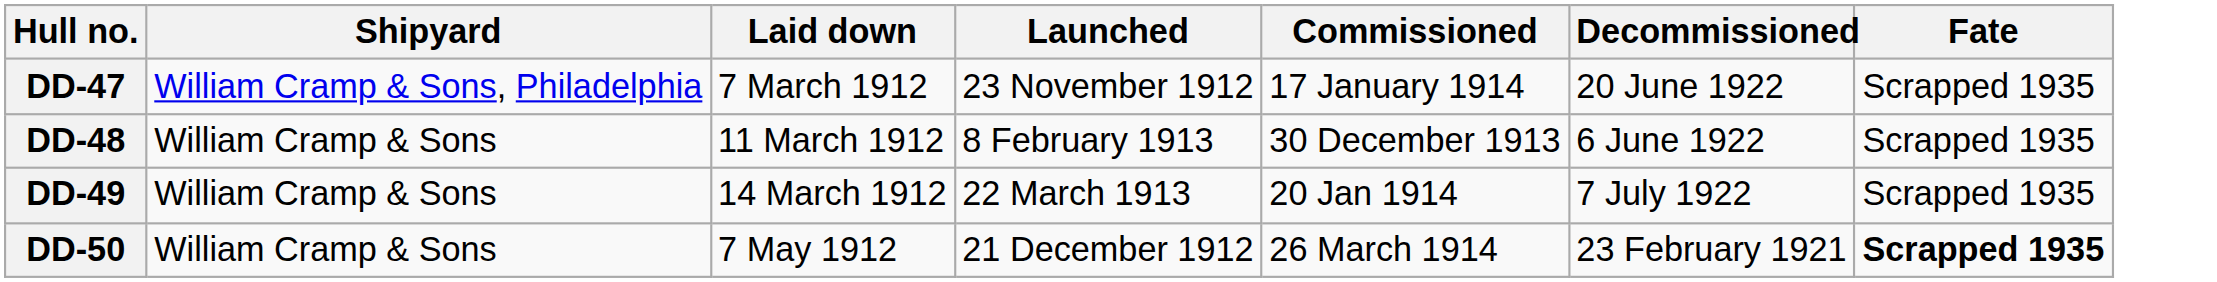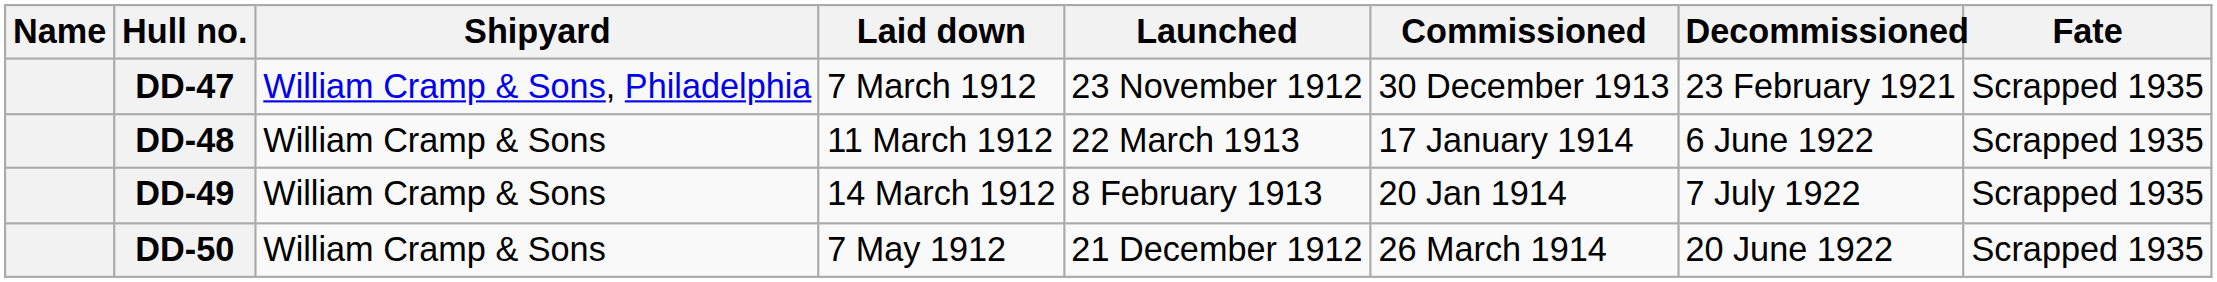+ column: (60, 31)
(1397, 85) 17 January 1914 -> (1524, 85) 30 December 1913
(1680, 85) 20 June 1922 -> (1821, 85) 23 February 1921
(1088, 140) 8 February 1913 -> (1186, 140) 22 March 1913
(1415, 140) 30 December 1913 -> (1506, 140) 17 January 1914
(1077, 194) 22 March 1913 -> (1197, 194) 8 February 1913
(1712, 248) 23 February 1921 -> (1789, 248) 20 June 1922
(1983, 248) bold -> (2088, 248) normal
